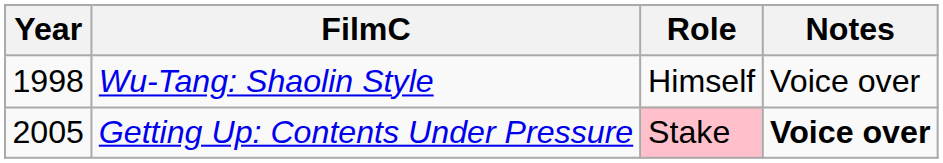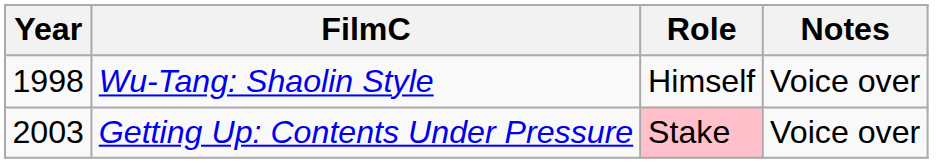(48, 132) 2005 -> (48, 132) 2003
(850, 132) bold -> (845, 132) normal
